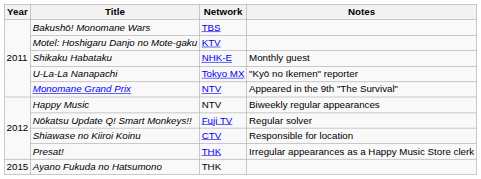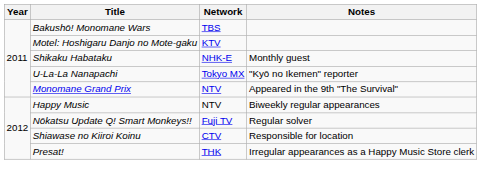- row: (97, 167)
